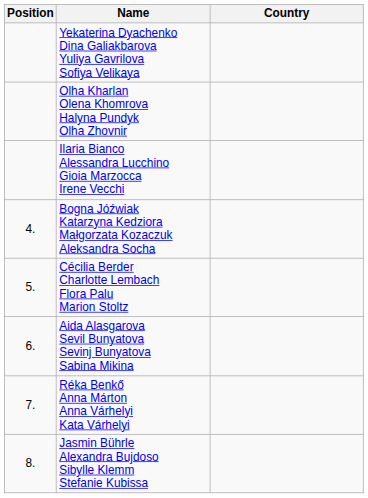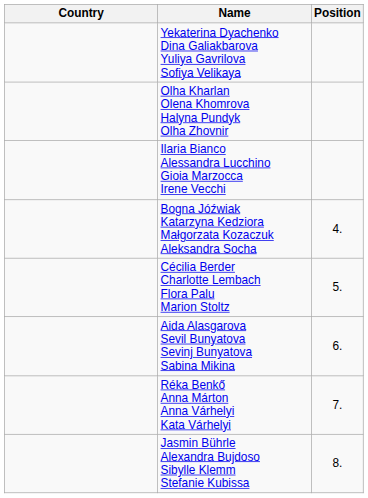columns swapped: (30, 13) <-> (287, 13)
